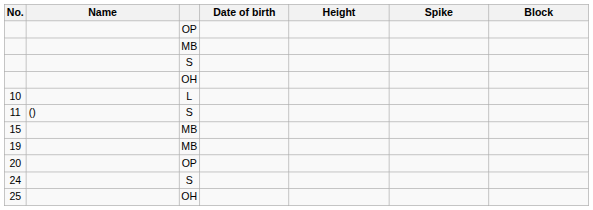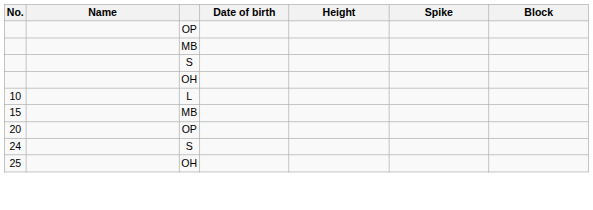- row: (15, 113)
- row: (15, 146)
